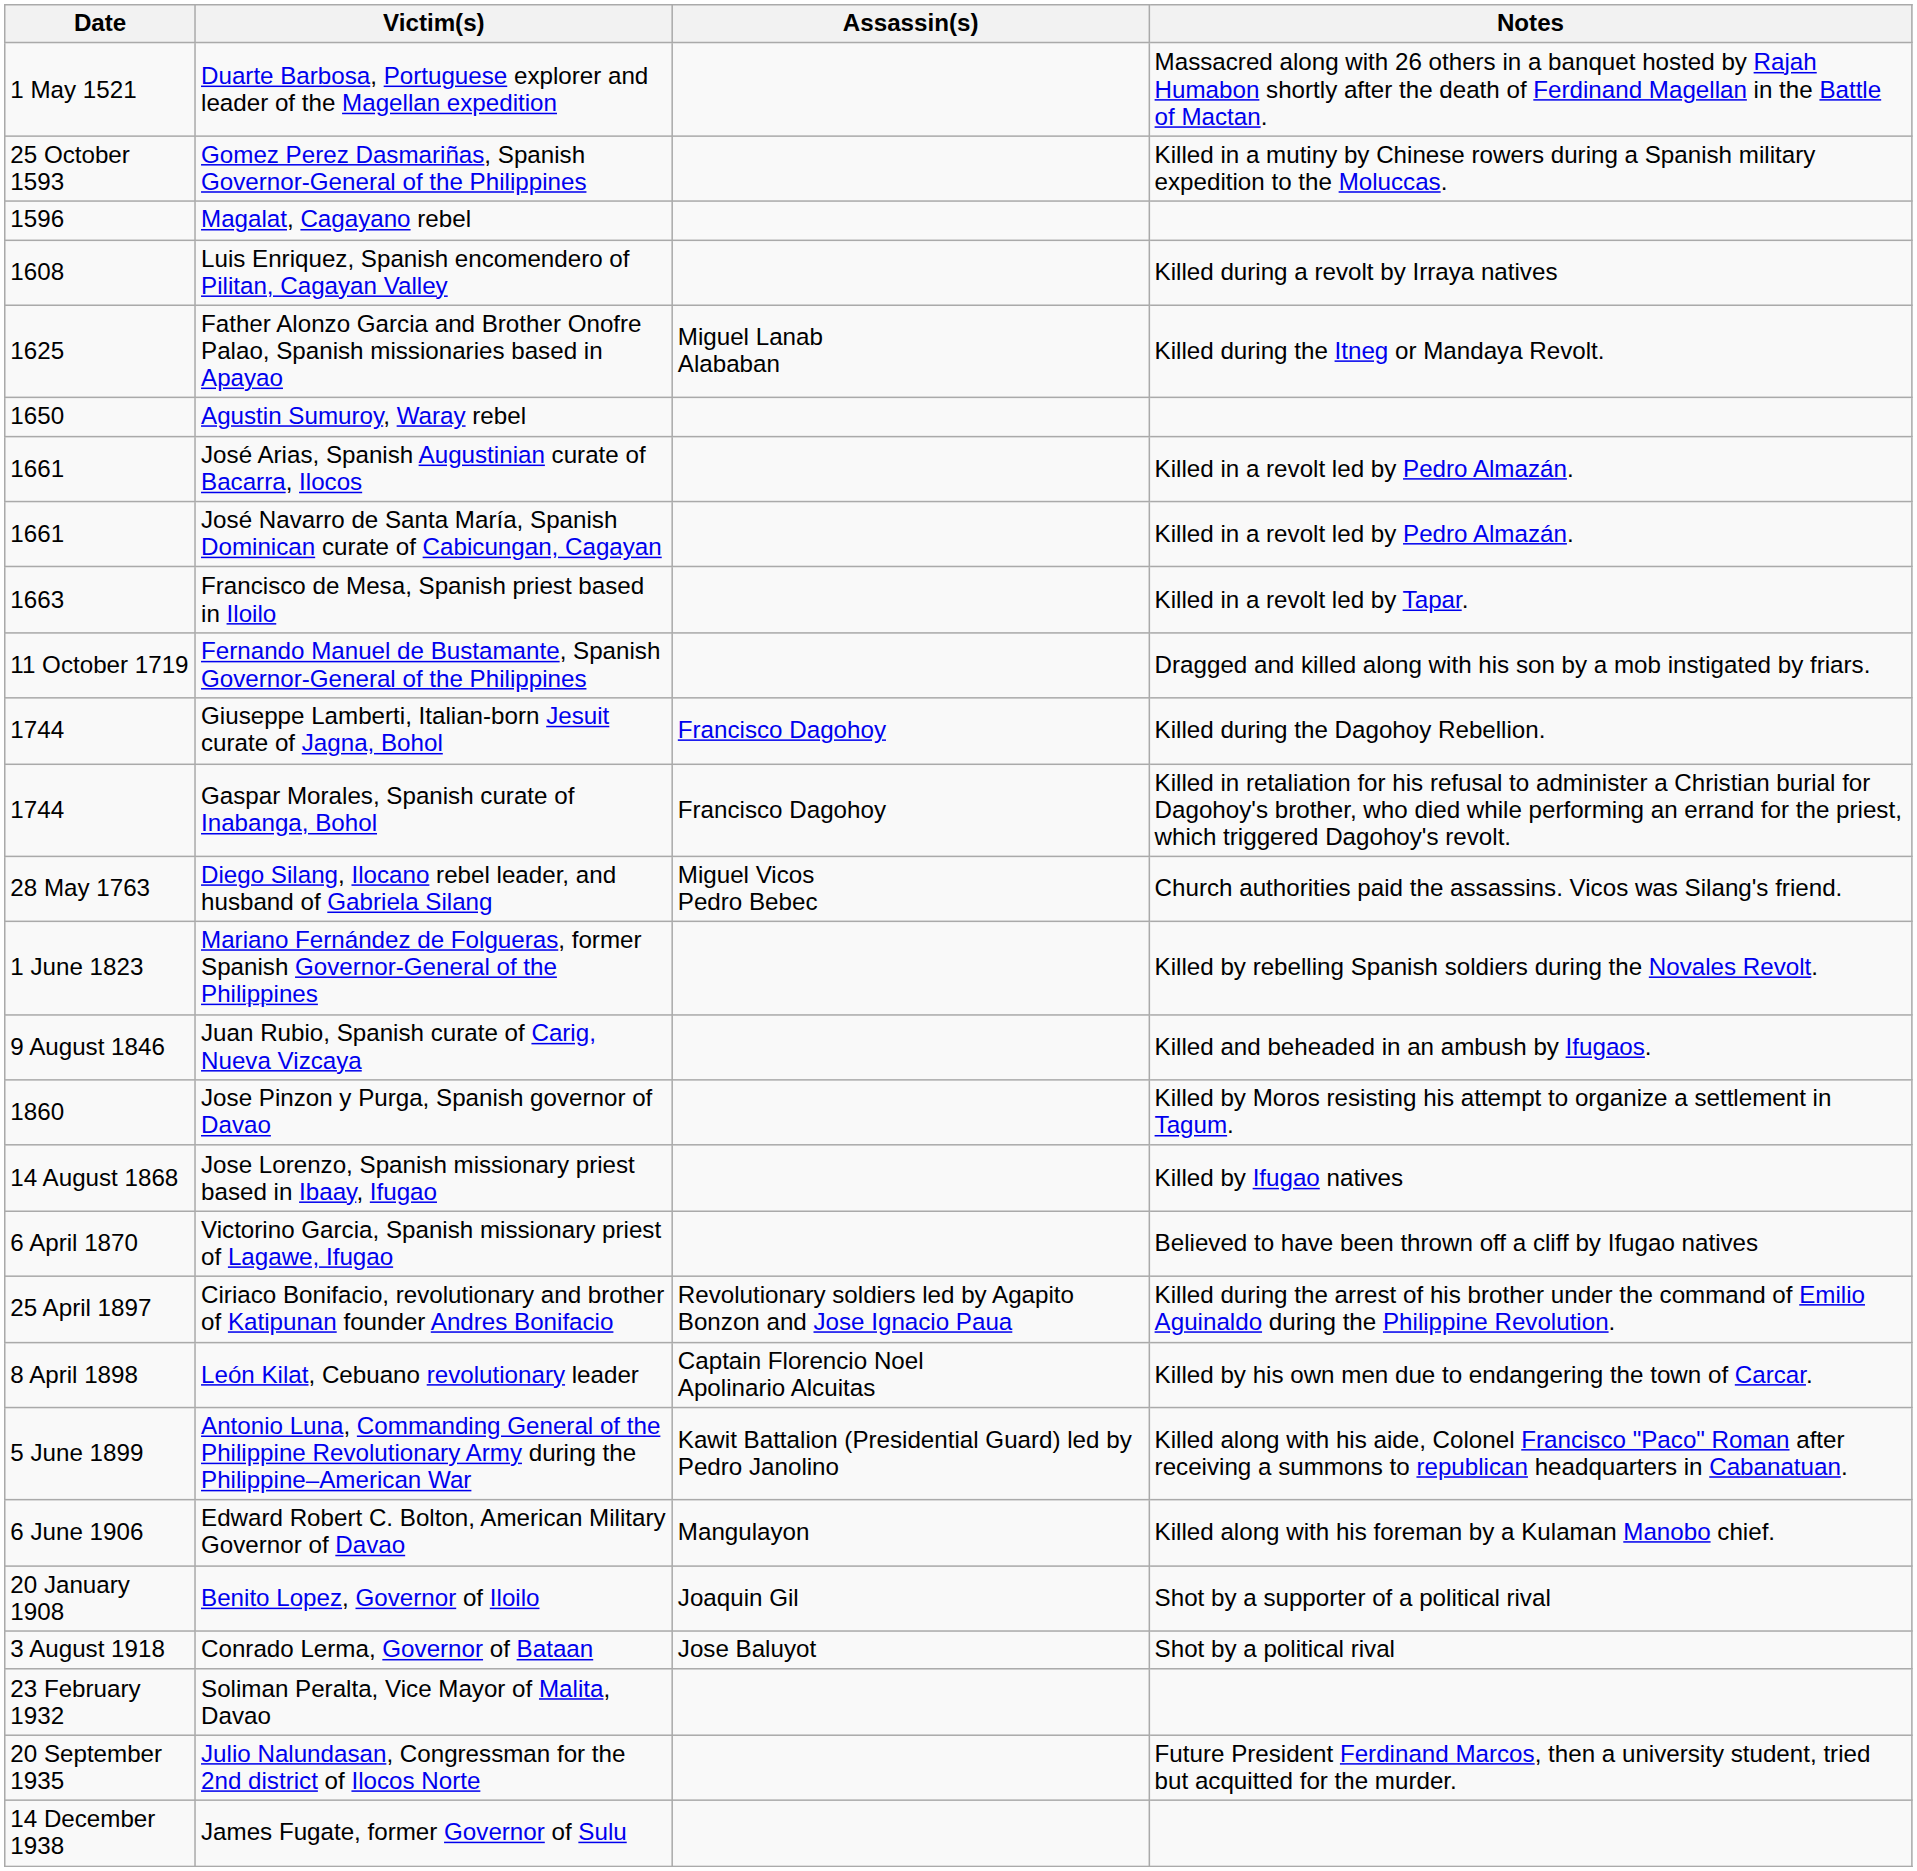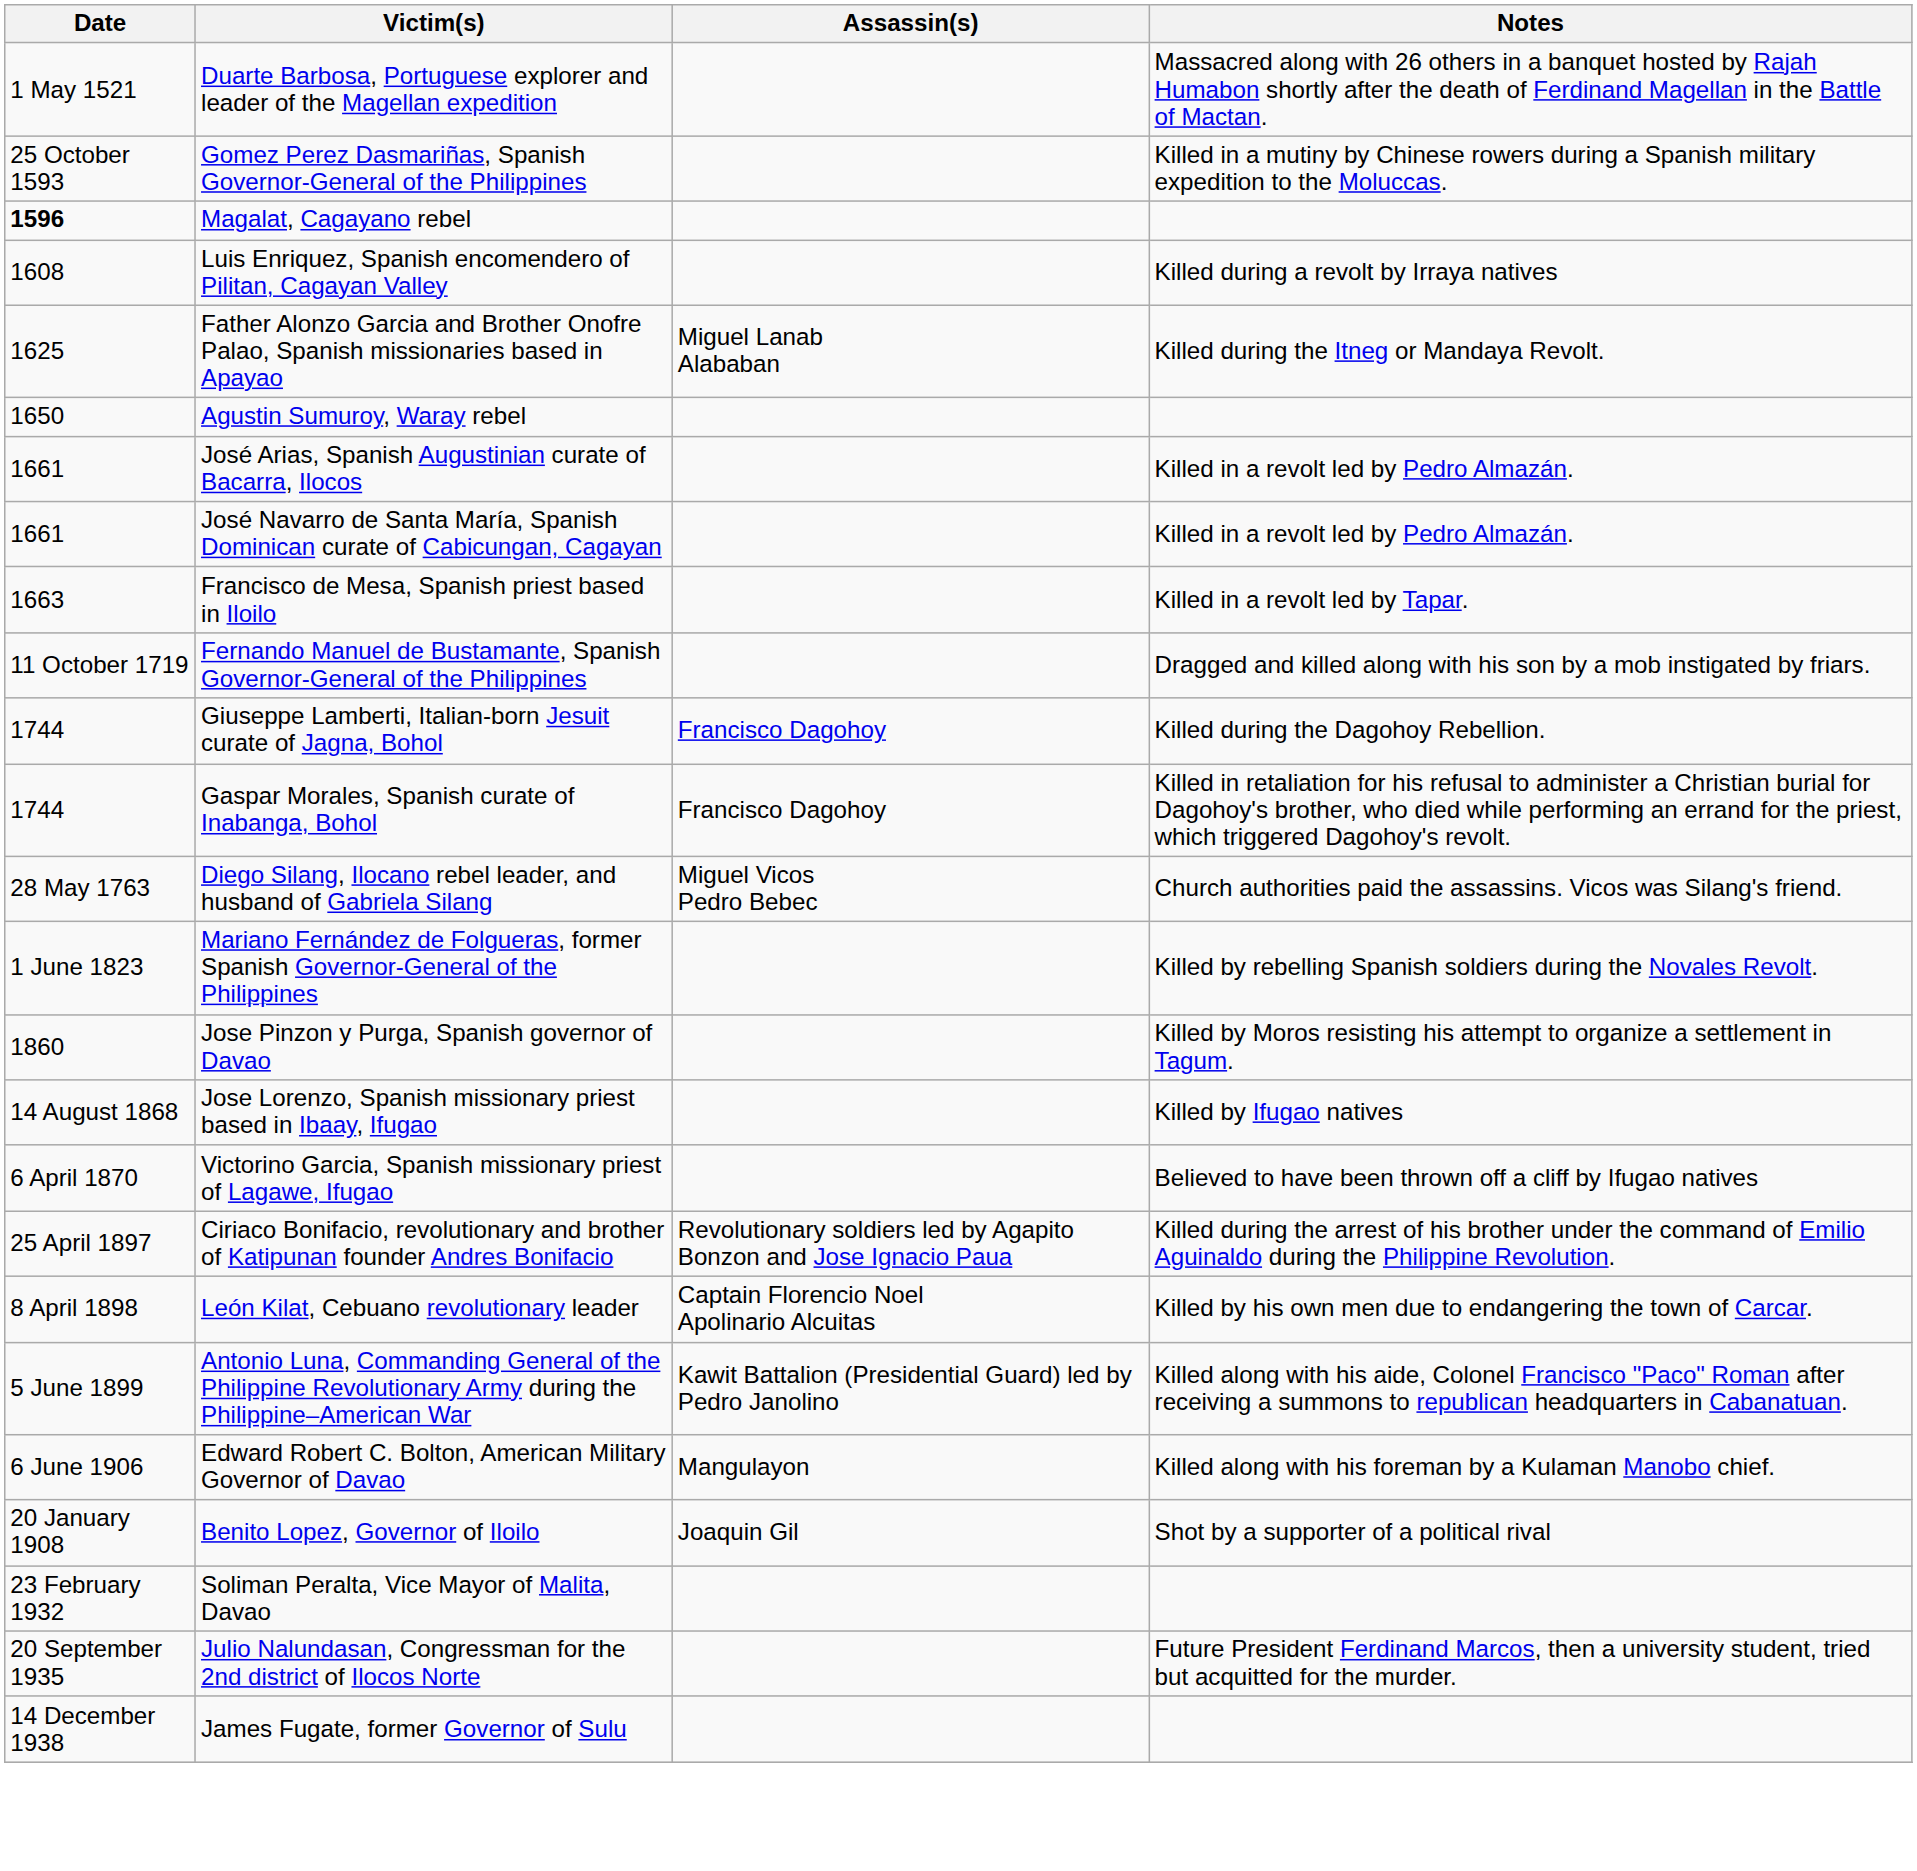(37, 220) normal -> (37, 220) bold
- row: (398, 1046)
- row: (397, 1649)
